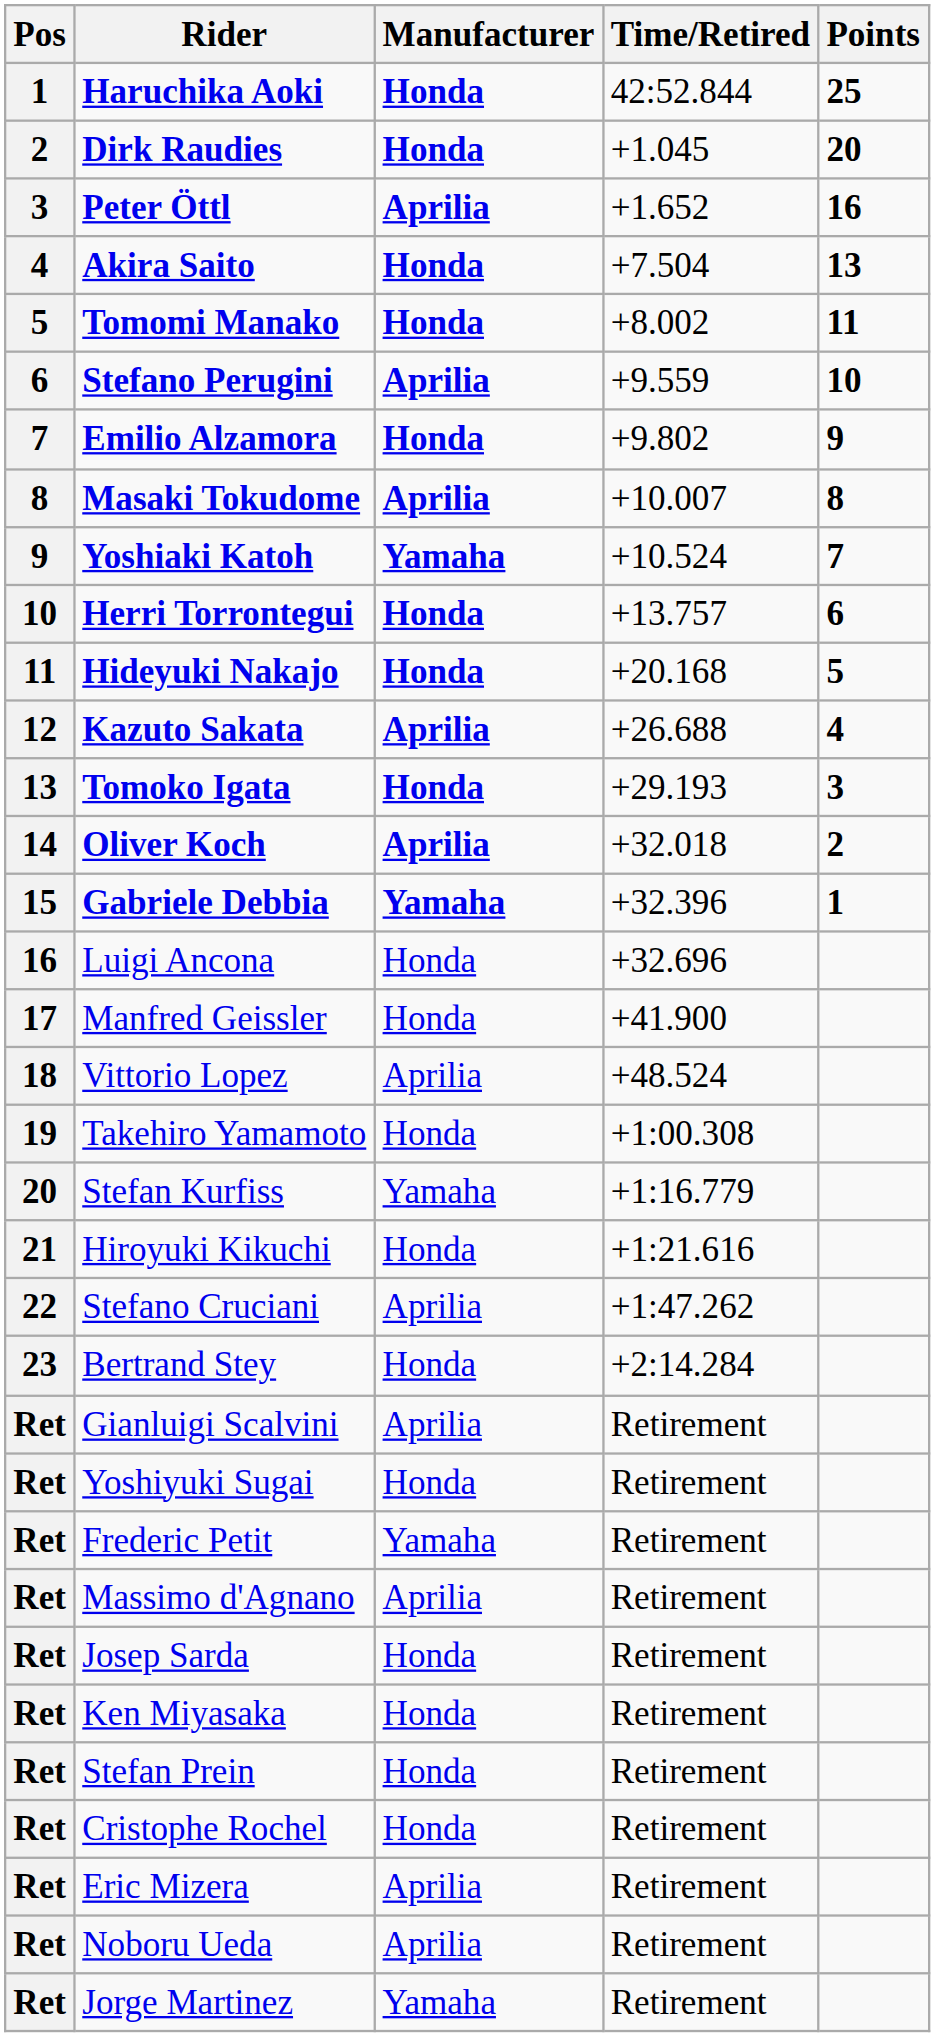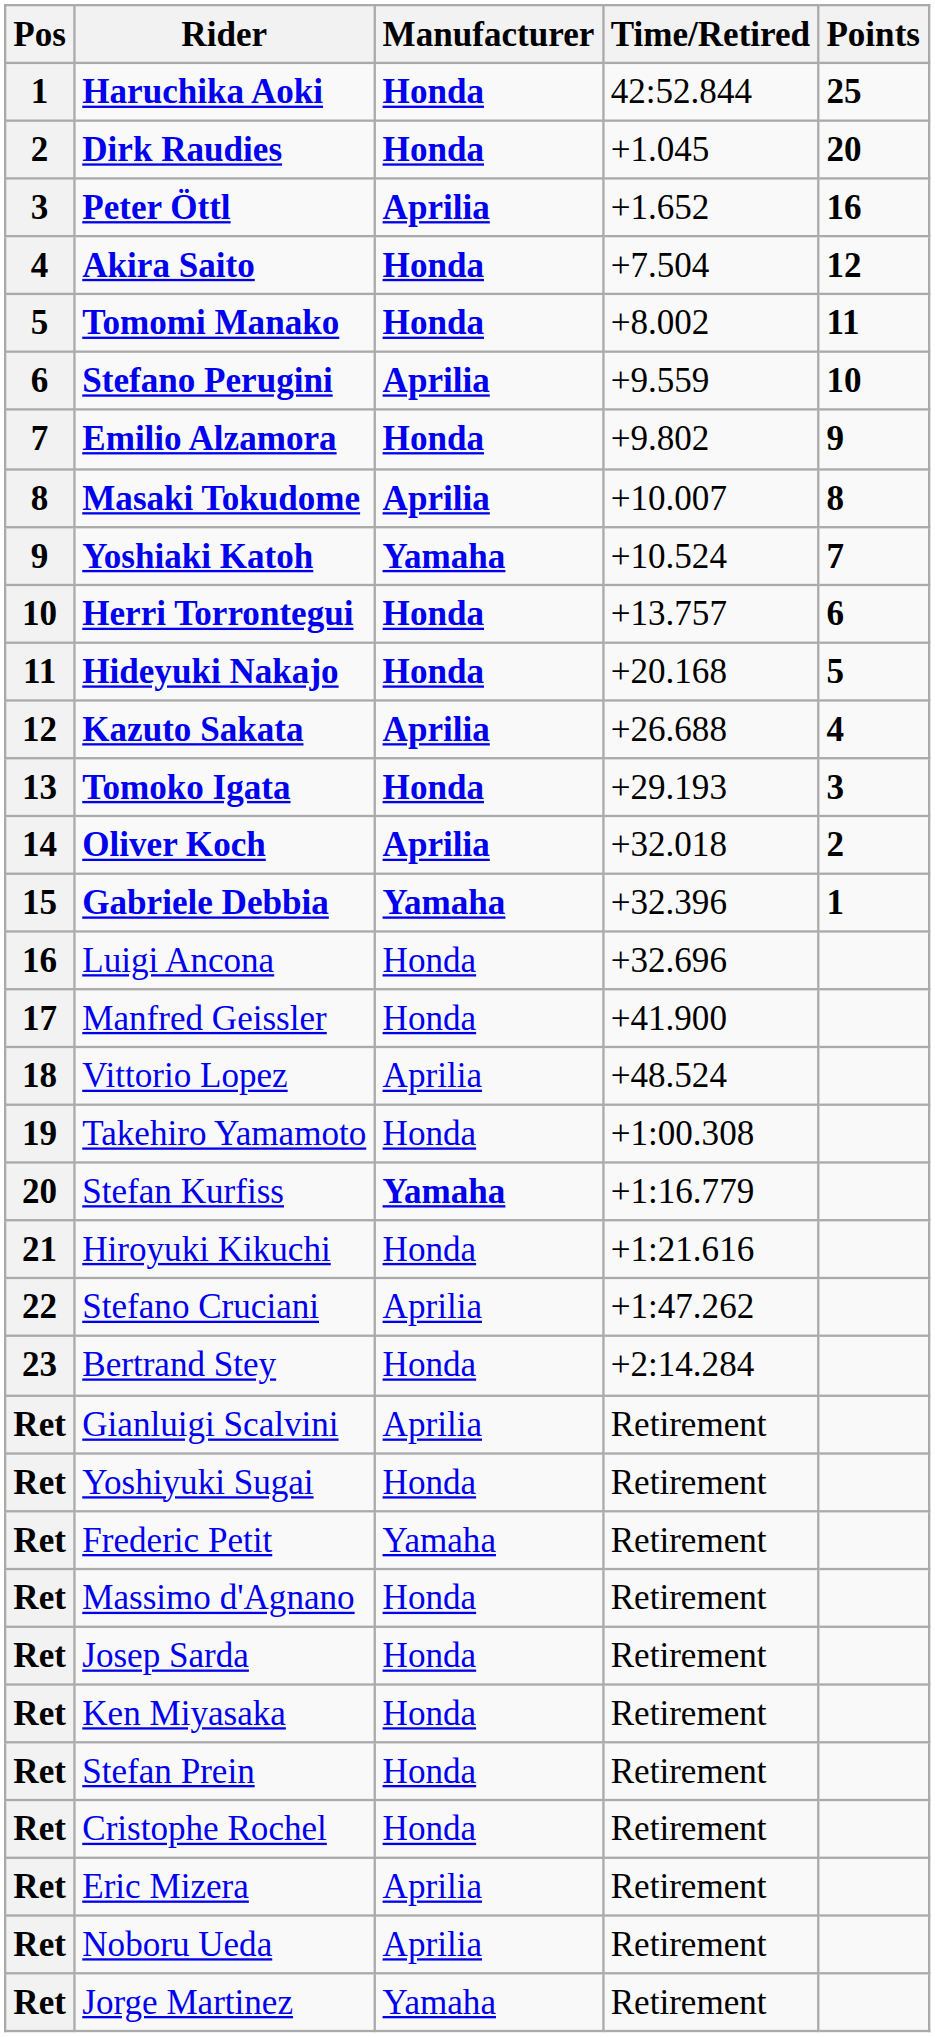(844, 265) 13 -> (844, 265) 12
(439, 1191) normal -> (444, 1191) bold
(432, 1596) Aprilia -> (429, 1596) Honda
